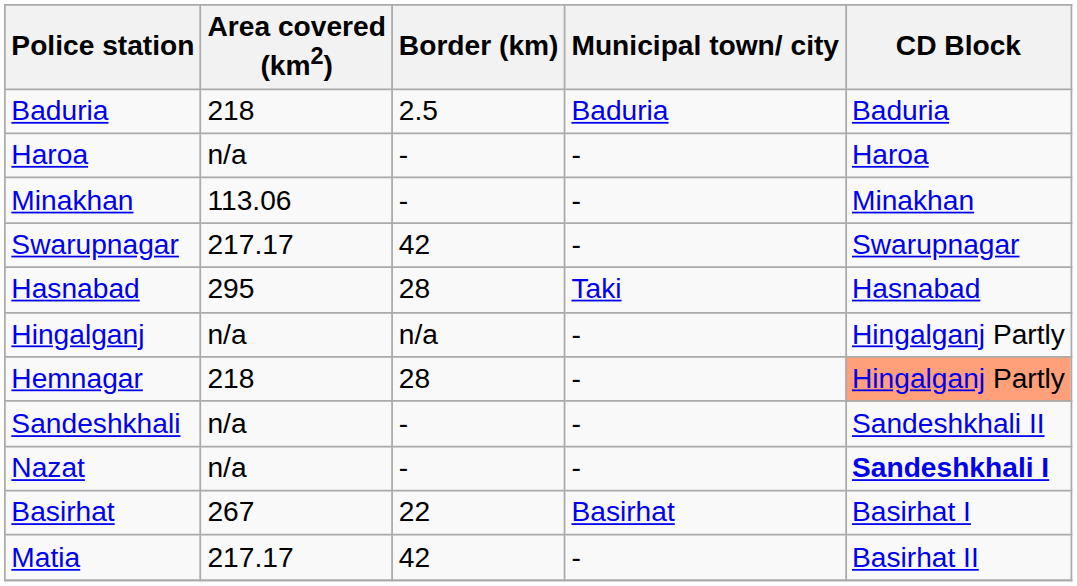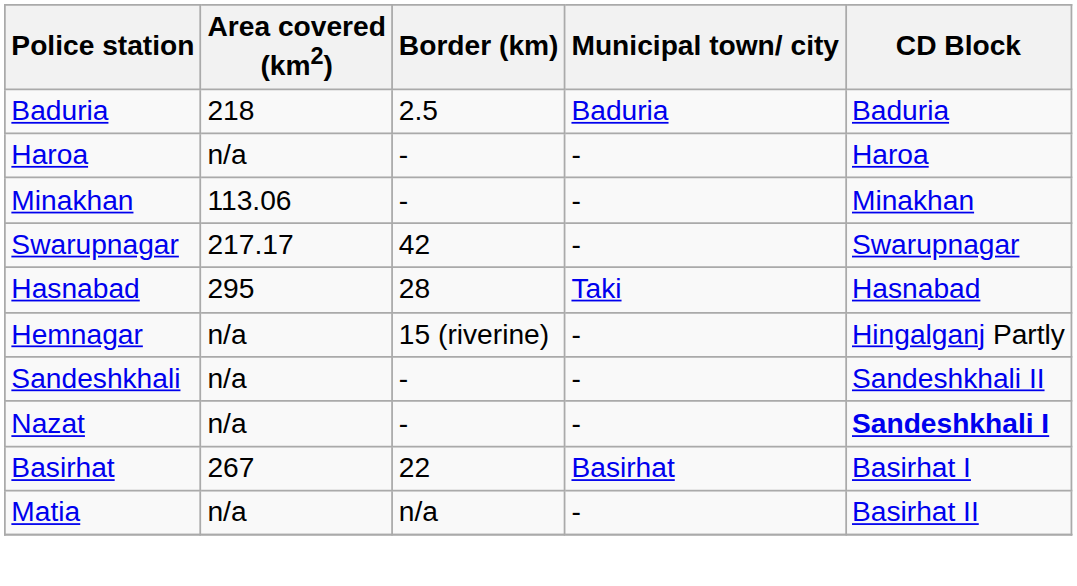- row: (78, 334)
(231, 378) 218 -> (227, 334) n/a
(415, 378) 28 -> (474, 334) 15 (riverine)
(958, 378) lightsalmon background -> (958, 334) no background
(251, 557) 217.17 -> (227, 512) n/a
(415, 557) 42 -> (418, 512) n/a
